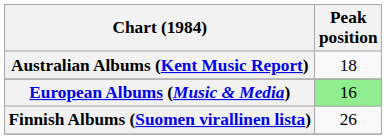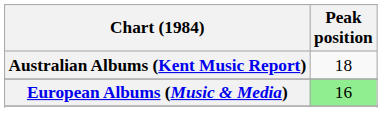- row: (160, 119)
